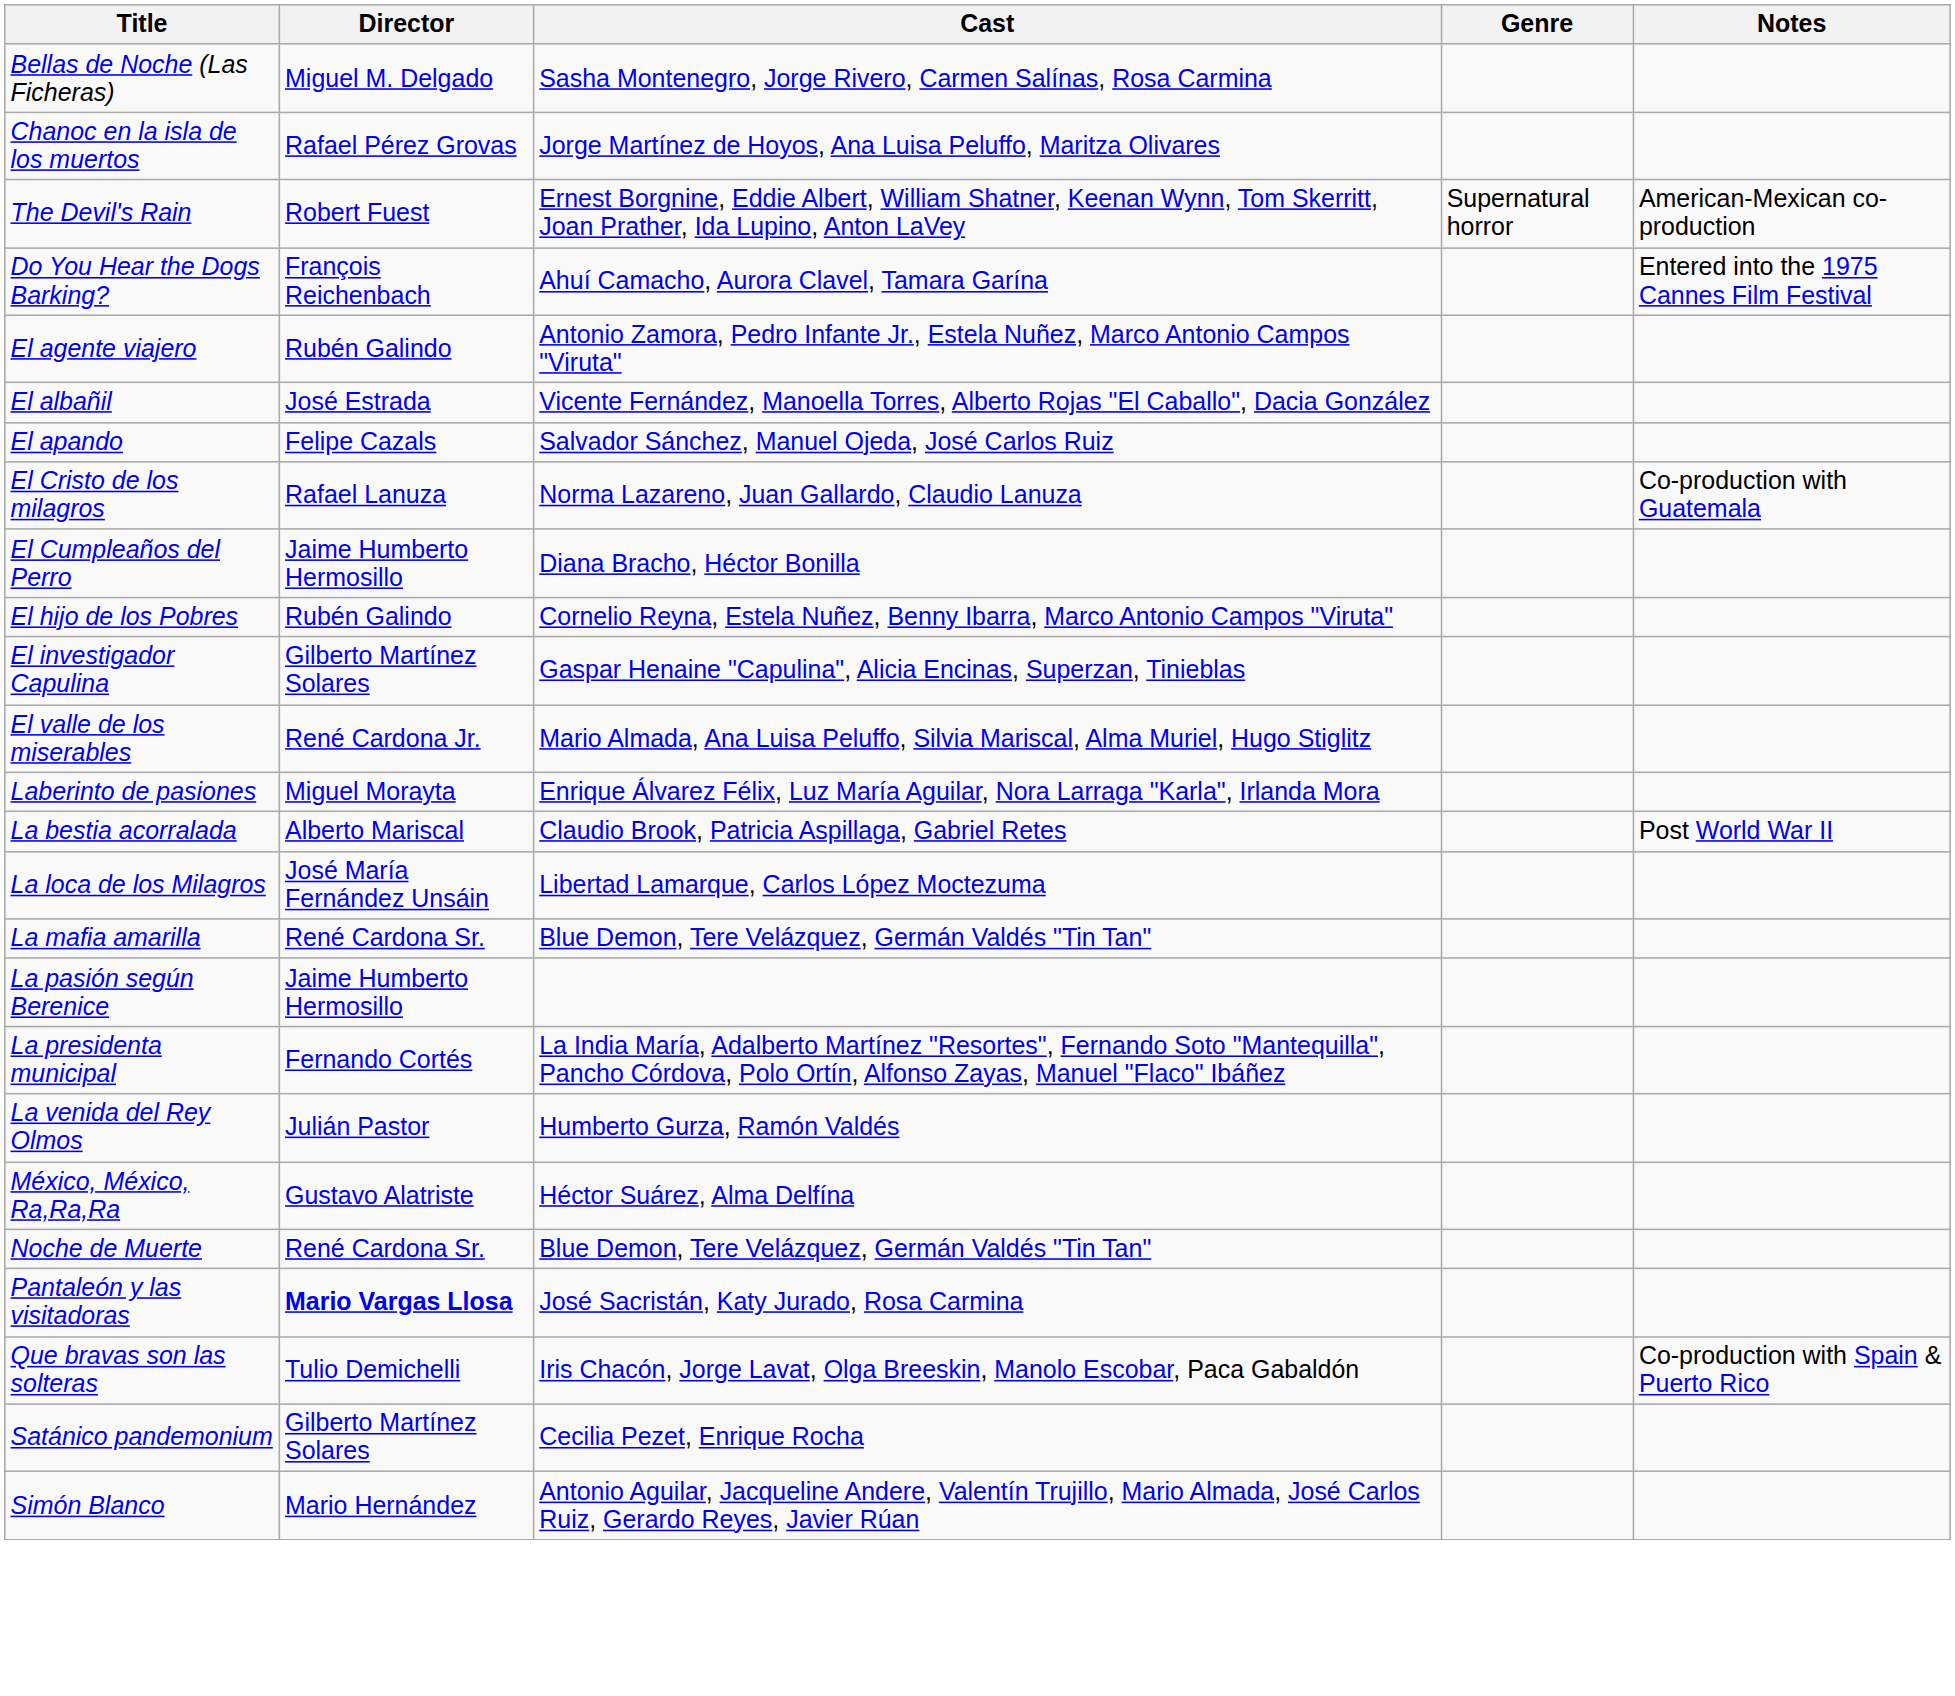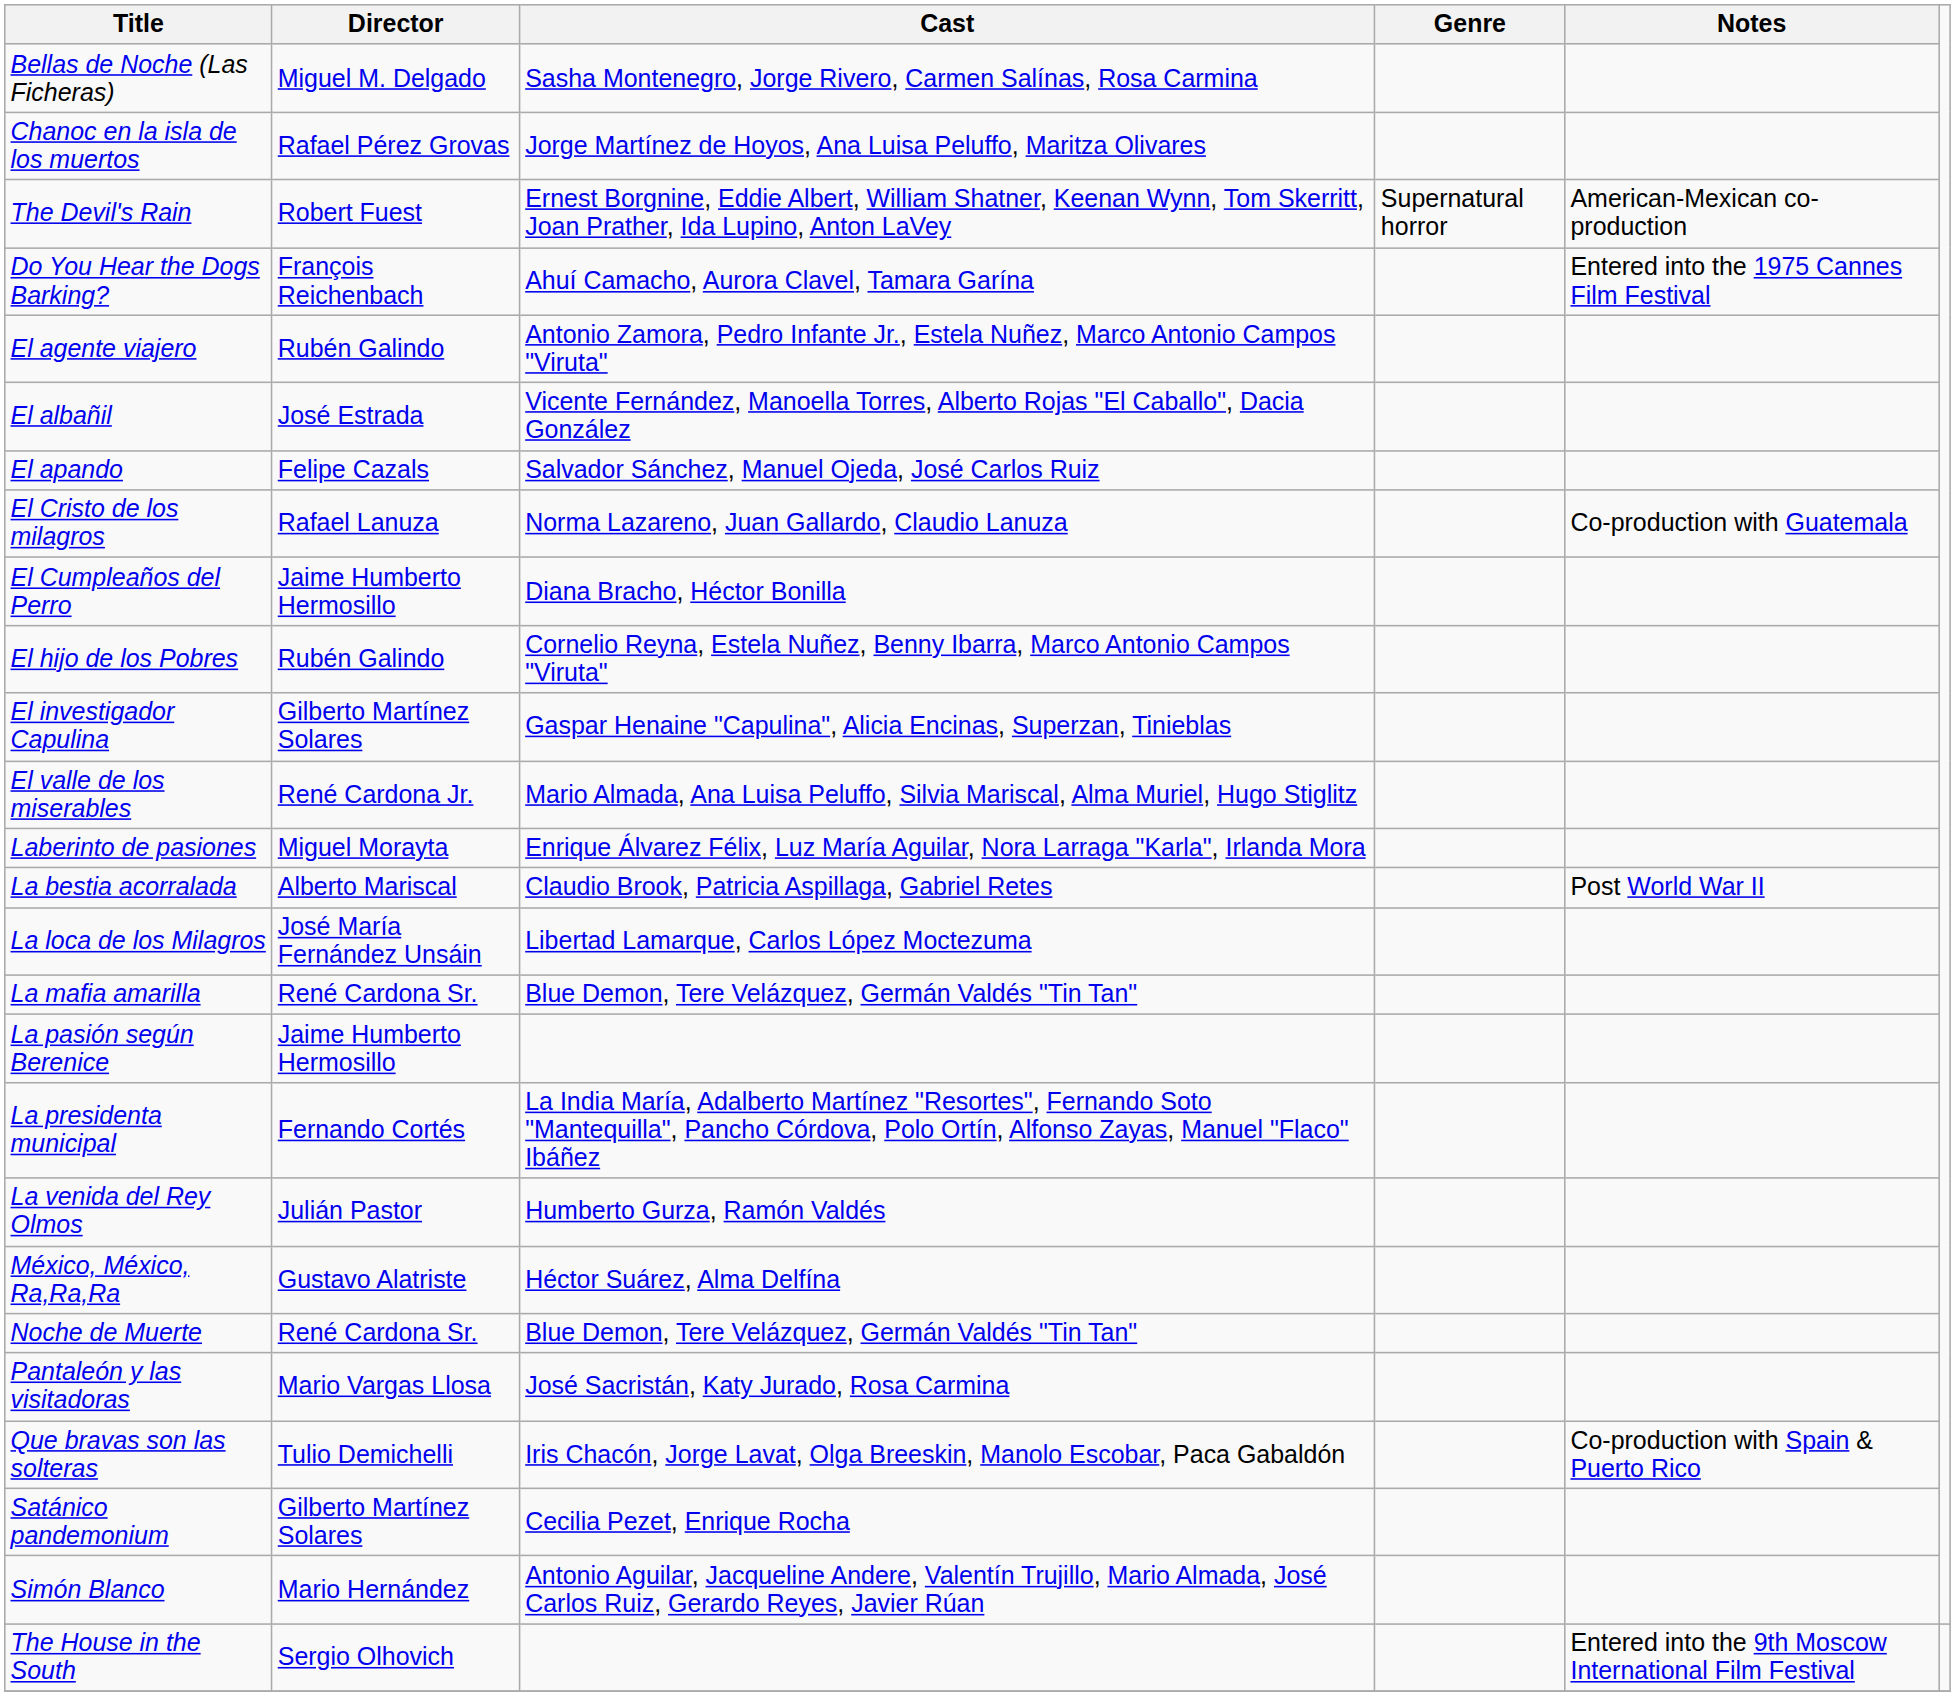(399, 1302) bold -> (384, 1386) normal
+ row: (106, 1657)
